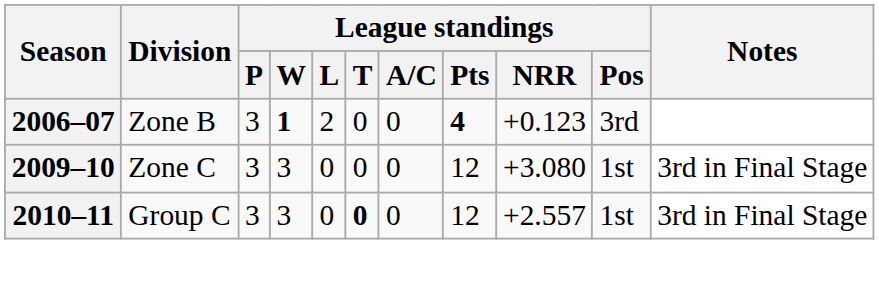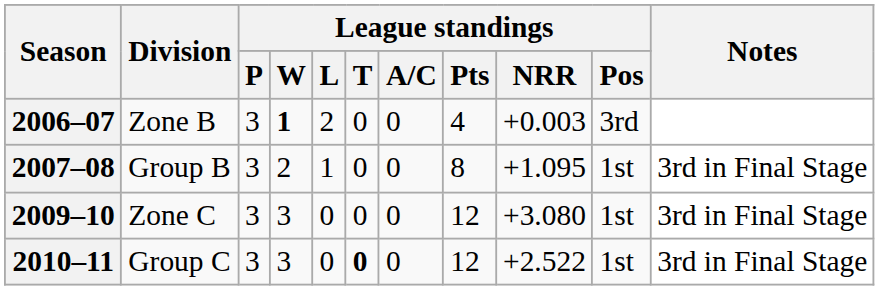(458, 121) bold -> (458, 121) normal
(544, 121) +0.123 -> (544, 121) +0.003
+ row: (63, 167)
(544, 214) +2.557 -> (544, 261) +2.522
